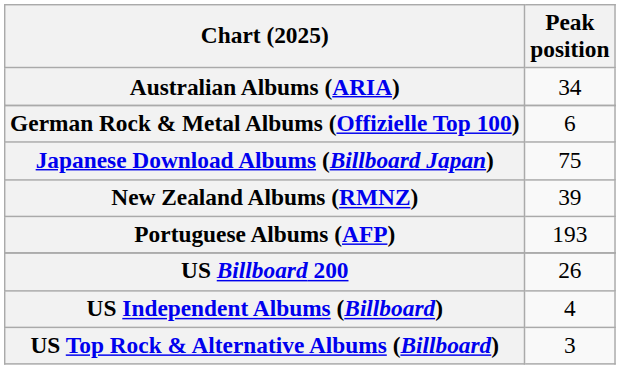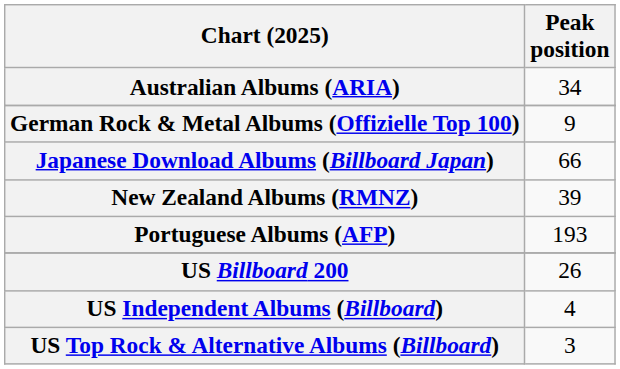(570, 123) 6 -> (570, 123) 9
(570, 160) 75 -> (570, 160) 66
